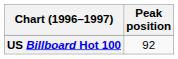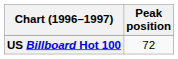(149, 44) 92 -> (149, 44) 72
